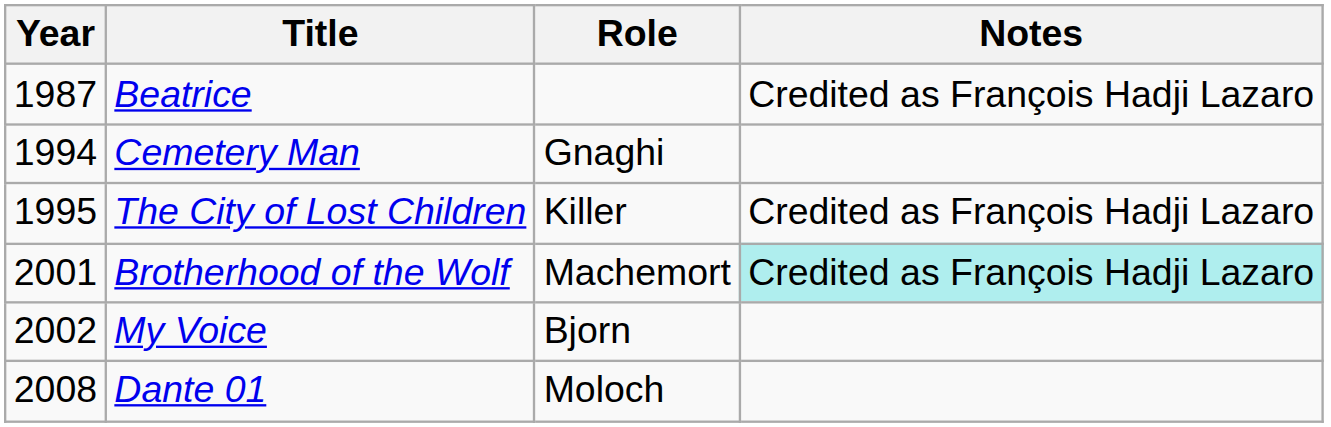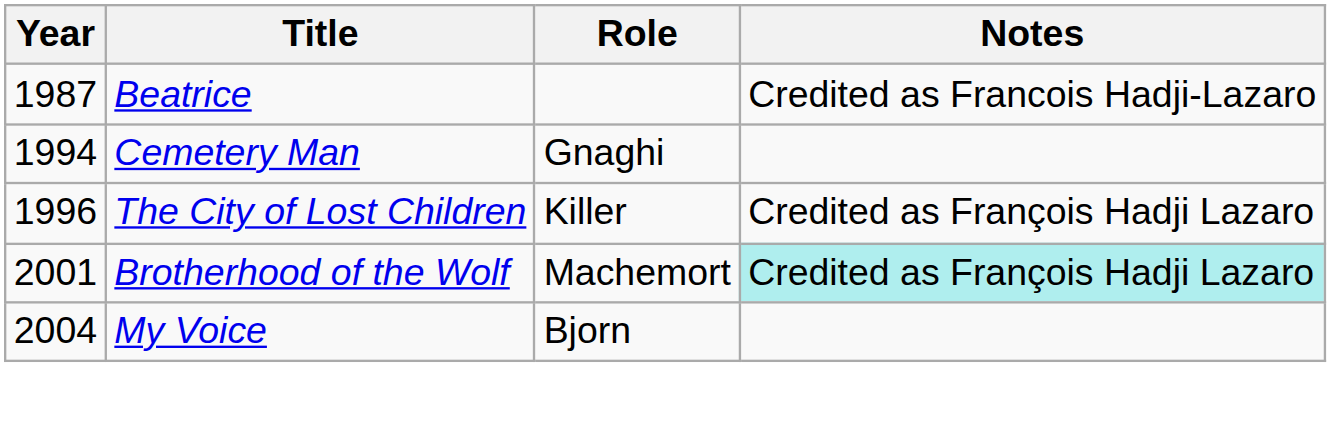(1031, 93) Credited as François Hadji Lazaro -> (1032, 93) Credited as Francois Hadji-Lazaro
(55, 212) 1995 -> (55, 212) 1996
(55, 331) 2002 -> (55, 331) 2004
- row: (190, 390)
